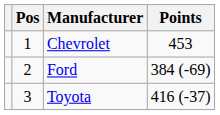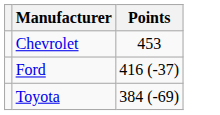- column: (28, 17)
(181, 70) 384 (-69) -> (149, 70) 416 (-37)
(181, 96) 416 (-37) -> (149, 96) 384 (-69)
